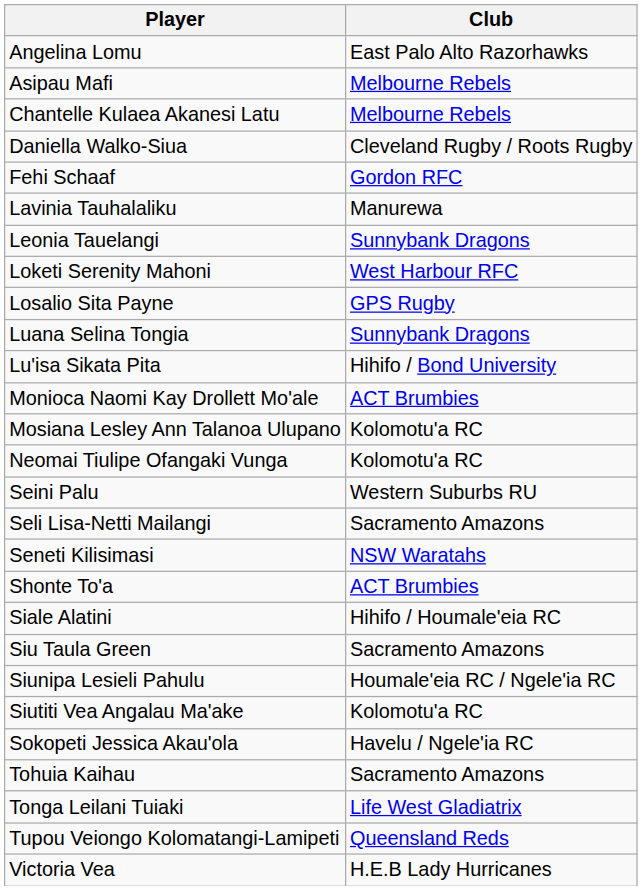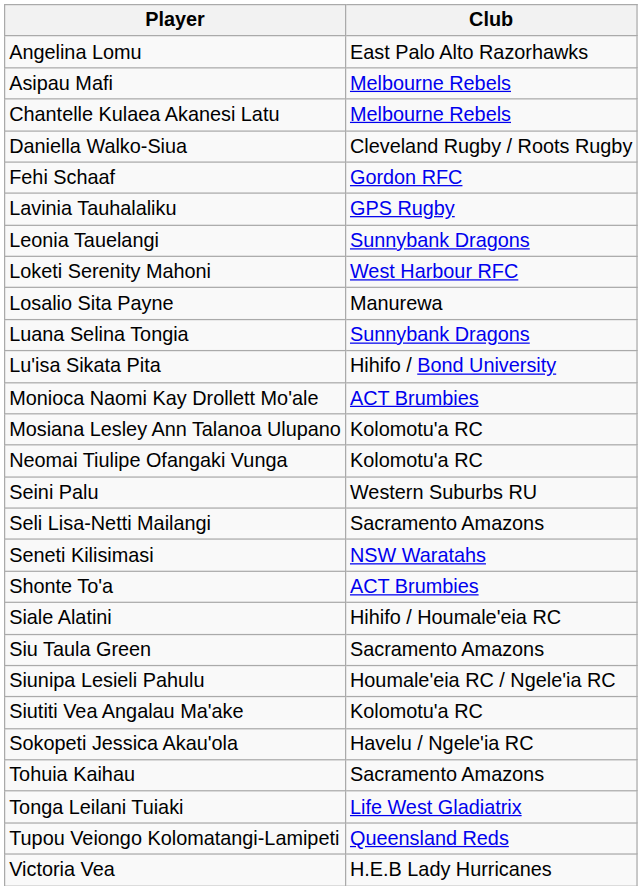(396, 209) Manurewa -> (402, 209) GPS Rugby
(402, 303) GPS Rugby -> (396, 303) Manurewa
